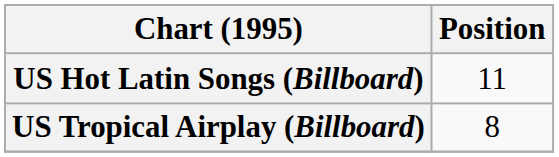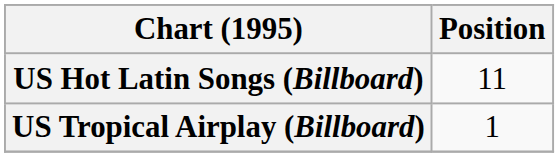(492, 126) 8 -> (492, 126) 1
